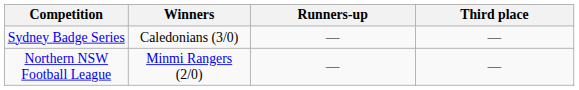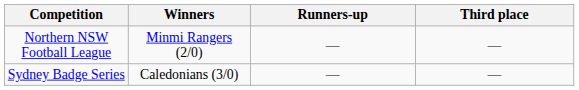rows swapped: (66, 66) <-> (66, 37)
